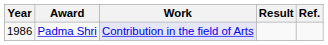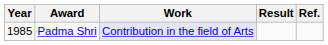(20, 31) 1986 -> (20, 31) 1985
